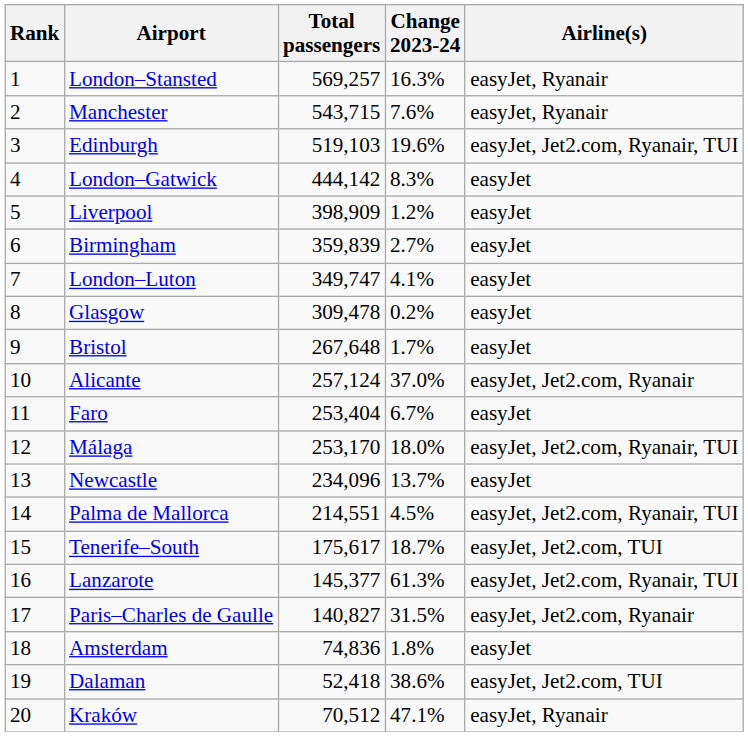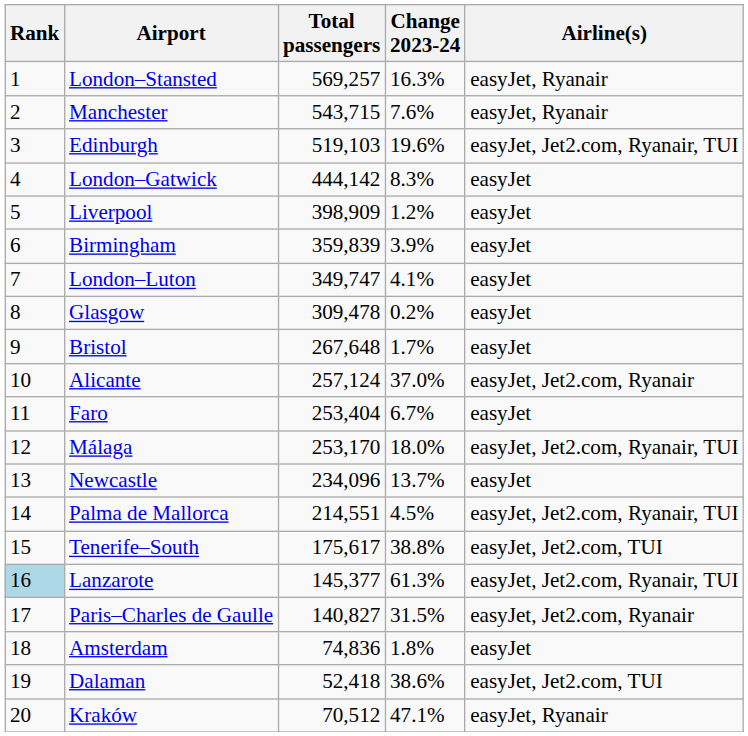(412, 245) 2.7% -> (412, 245) 3.9%
(417, 547) 18.7% -> (417, 547) 38.8%
(21, 580) no background -> (21, 580) lightblue background
